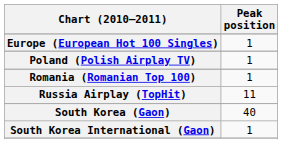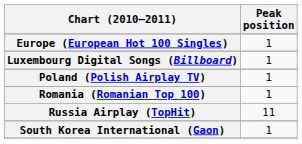+ row: (122, 60)
- row: (113, 112)
